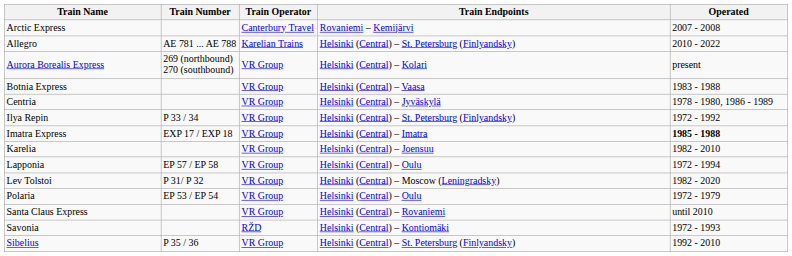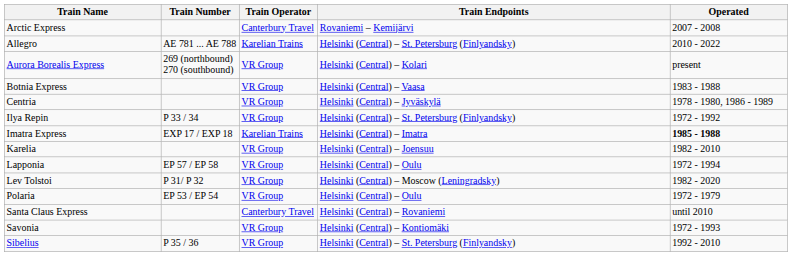(262, 133) VR Group -> (272, 133) Karelian Trains
(262, 212) VR Group -> (278, 212) Canterbury Travel
(251, 228) RŽD -> (262, 228) VR Group
